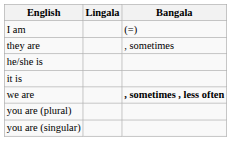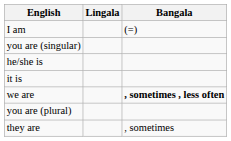rows swapped: (44, 128) <-> (23, 45)
